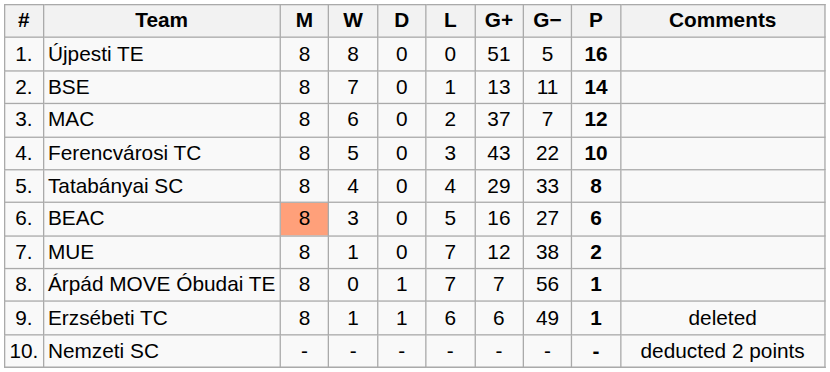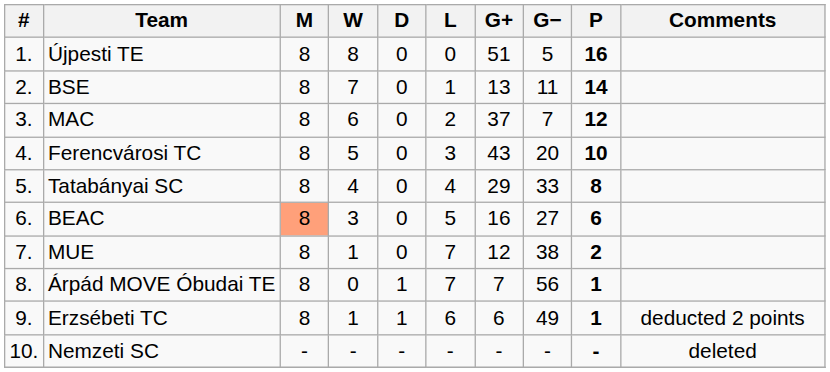(547, 152) 22 -> (547, 152) 20
(723, 317) deleted -> (723, 317) deducted 2 points
(723, 350) deducted 2 points -> (723, 350) deleted
